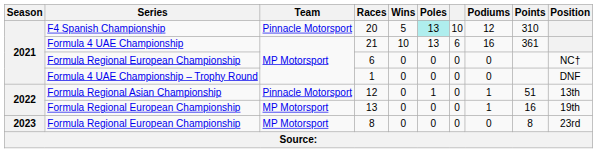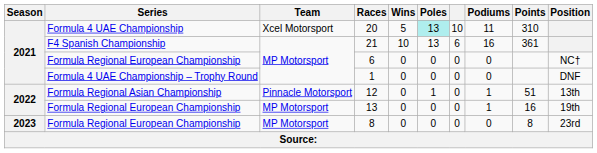(106, 29) F4 Spanish Championship -> (115, 29) Formula 4 UAE Championship
(307, 29) Pinnacle Motorsport -> (298, 29) Xcel Motorsport
(489, 29) 12 -> (489, 29) 11
(115, 45) Formula 4 UAE Championship -> (106, 45) F4 Spanish Championship
